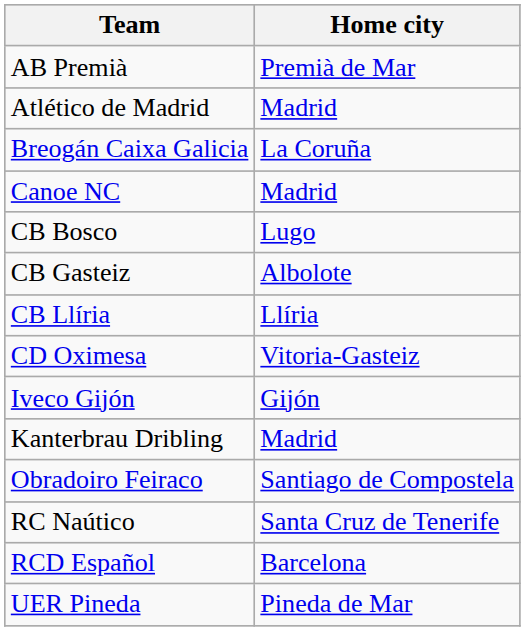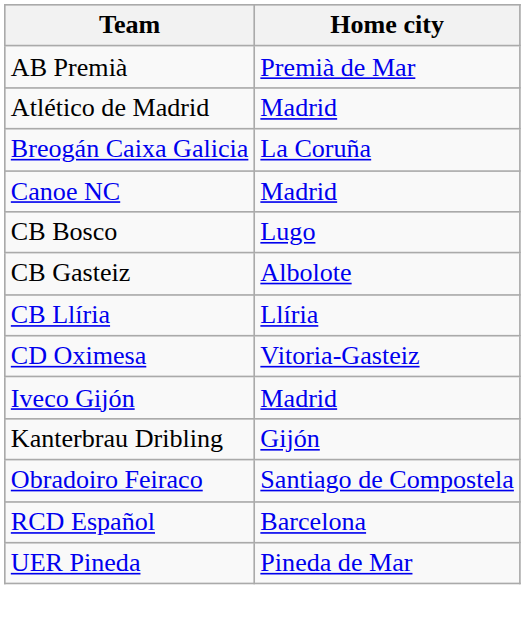(290, 397) Gijón -> (299, 397) Madrid
(299, 438) Madrid -> (290, 438) Gijón
- row: (73, 521)
